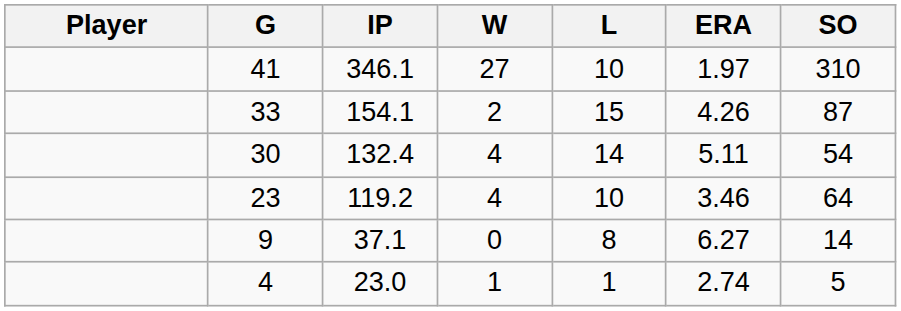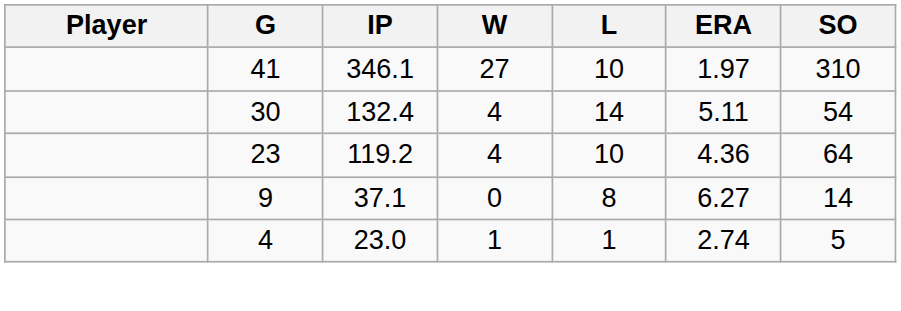- row: (266, 111)
(724, 197) 3.46 -> (724, 154) 4.36
